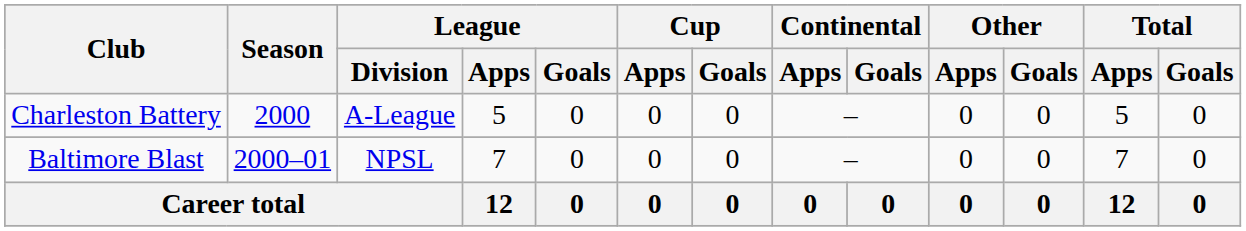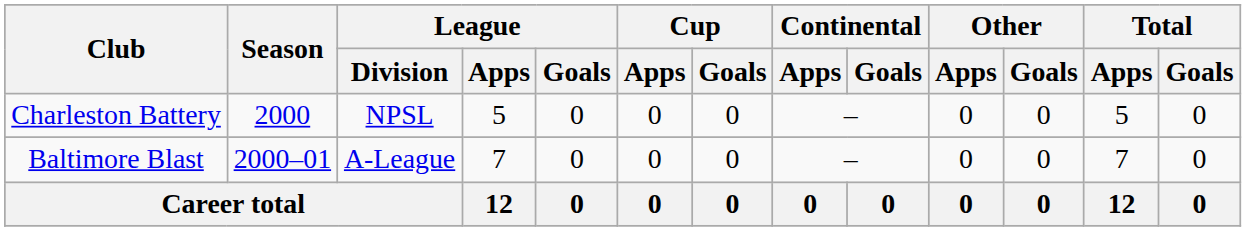(400, 114) A-League -> (400, 114) NPSL
(400, 159) NPSL -> (400, 159) A-League
